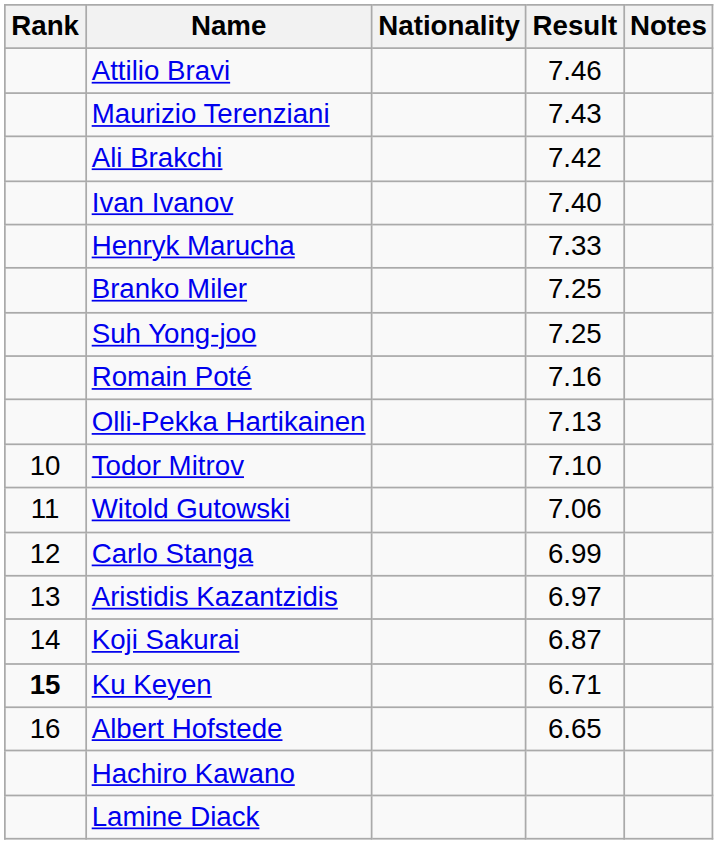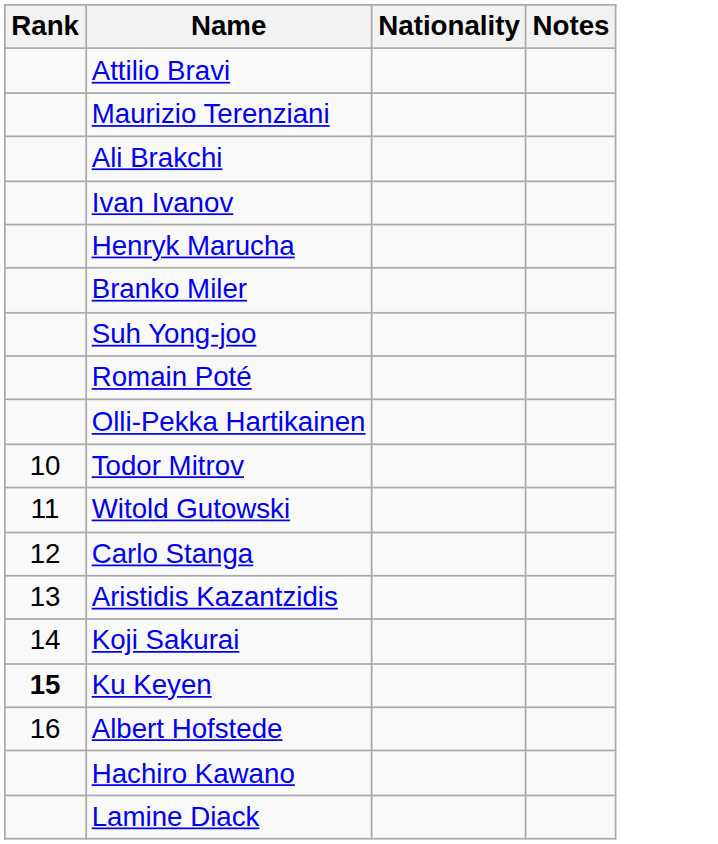- column: (575, 26)
